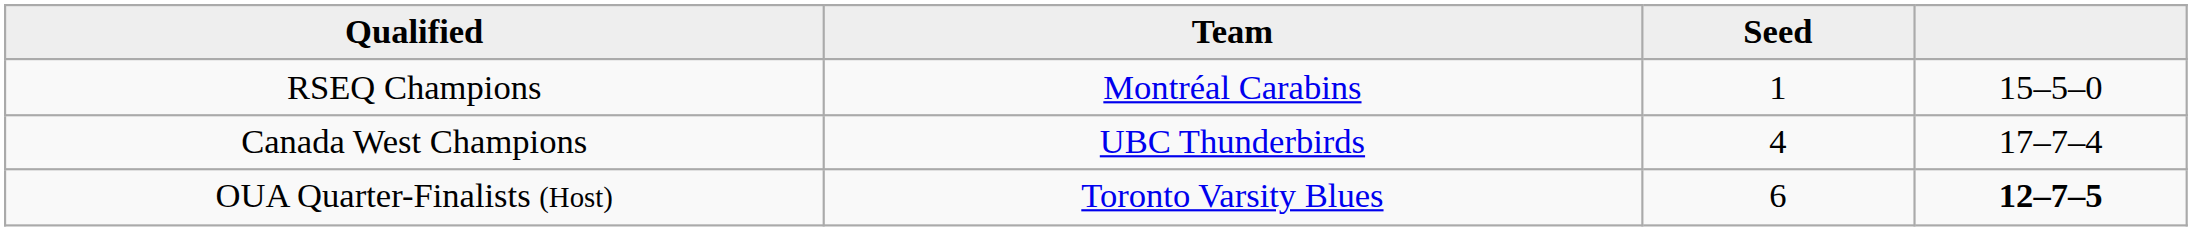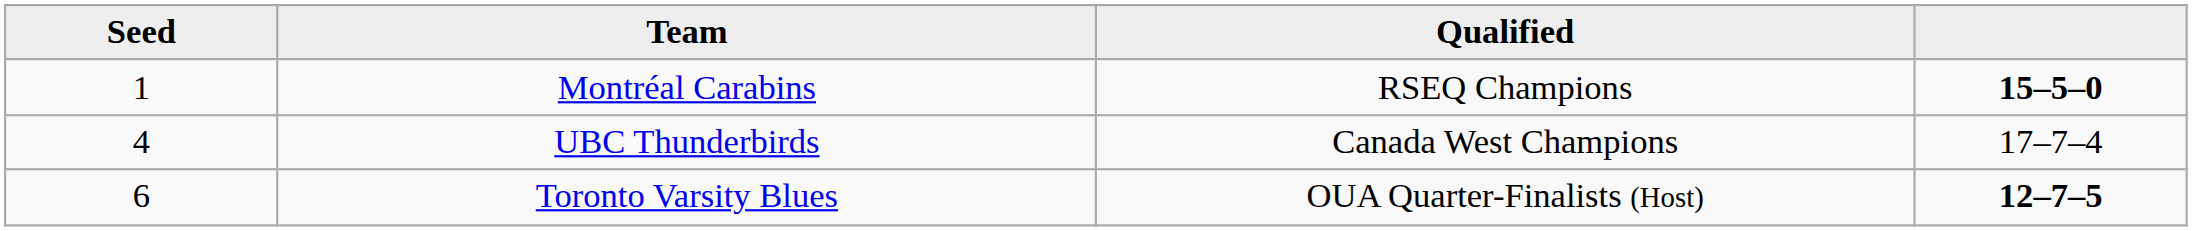columns swapped: (1778, 31) <-> (414, 31)
(2051, 86) normal -> (2051, 86) bold
